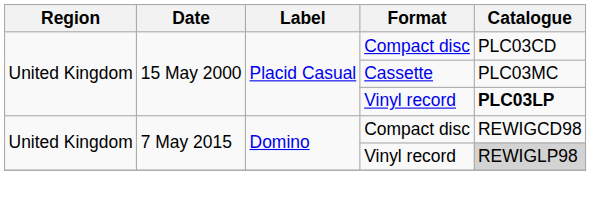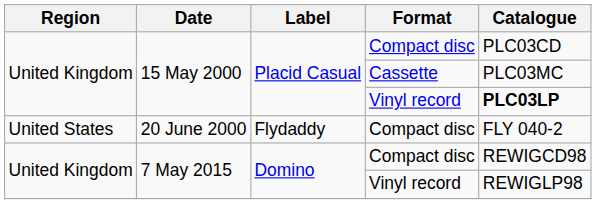+ row: (194, 128)
(528, 156) lightgrey background -> (533, 184) no background
